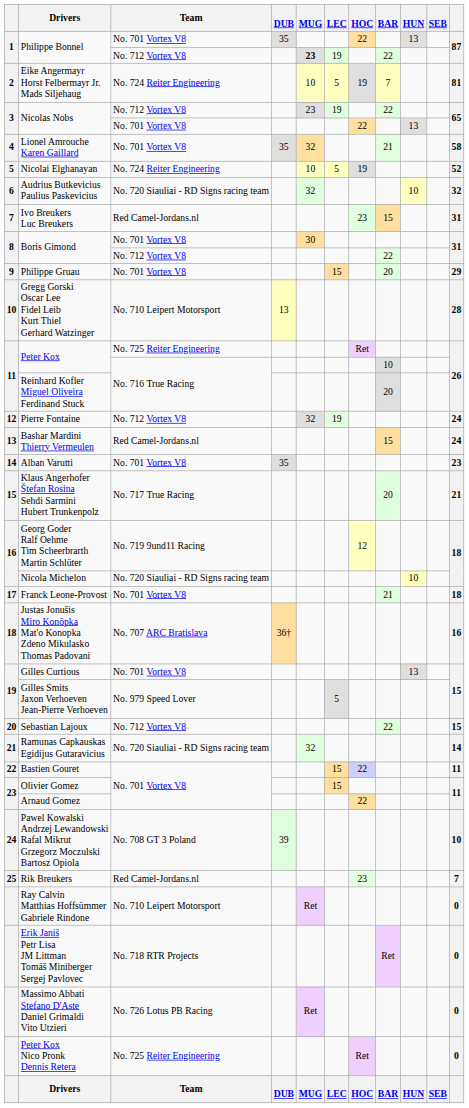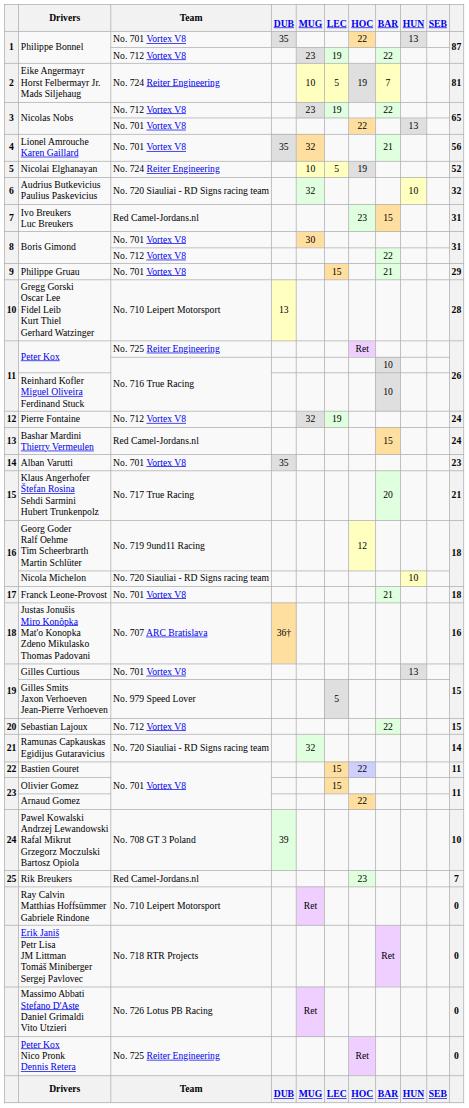(310, 55) bold -> (310, 55) normal
(456, 147) 58 -> (456, 147) 56
(388, 271) 20 -> (388, 271) 21
(388, 391) 20 -> (388, 391) 10
